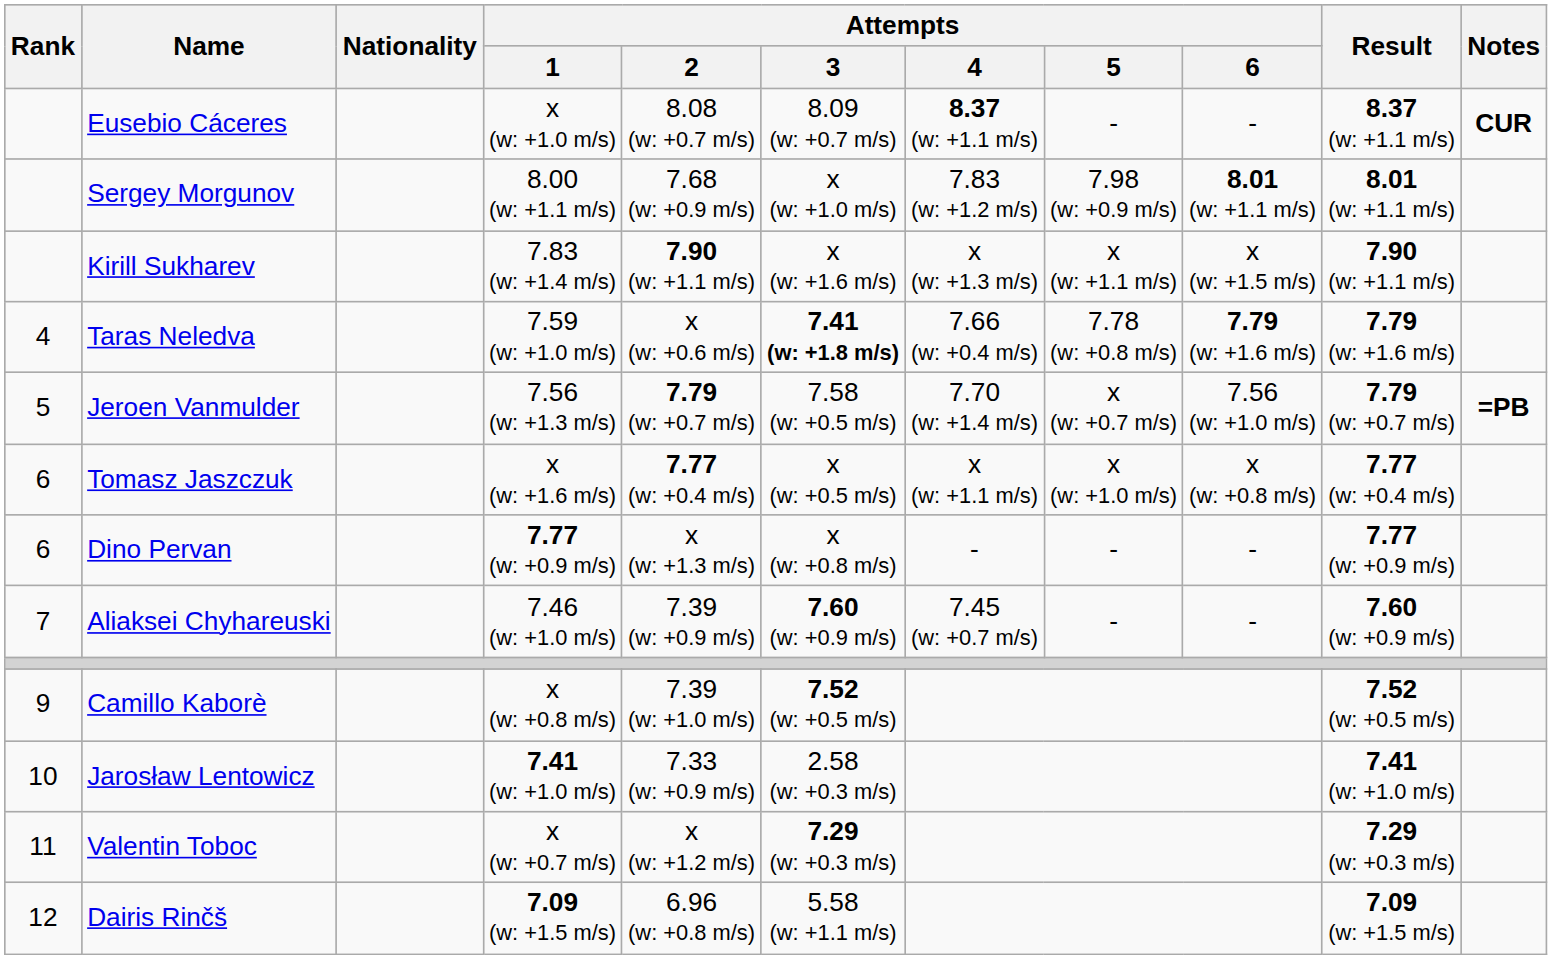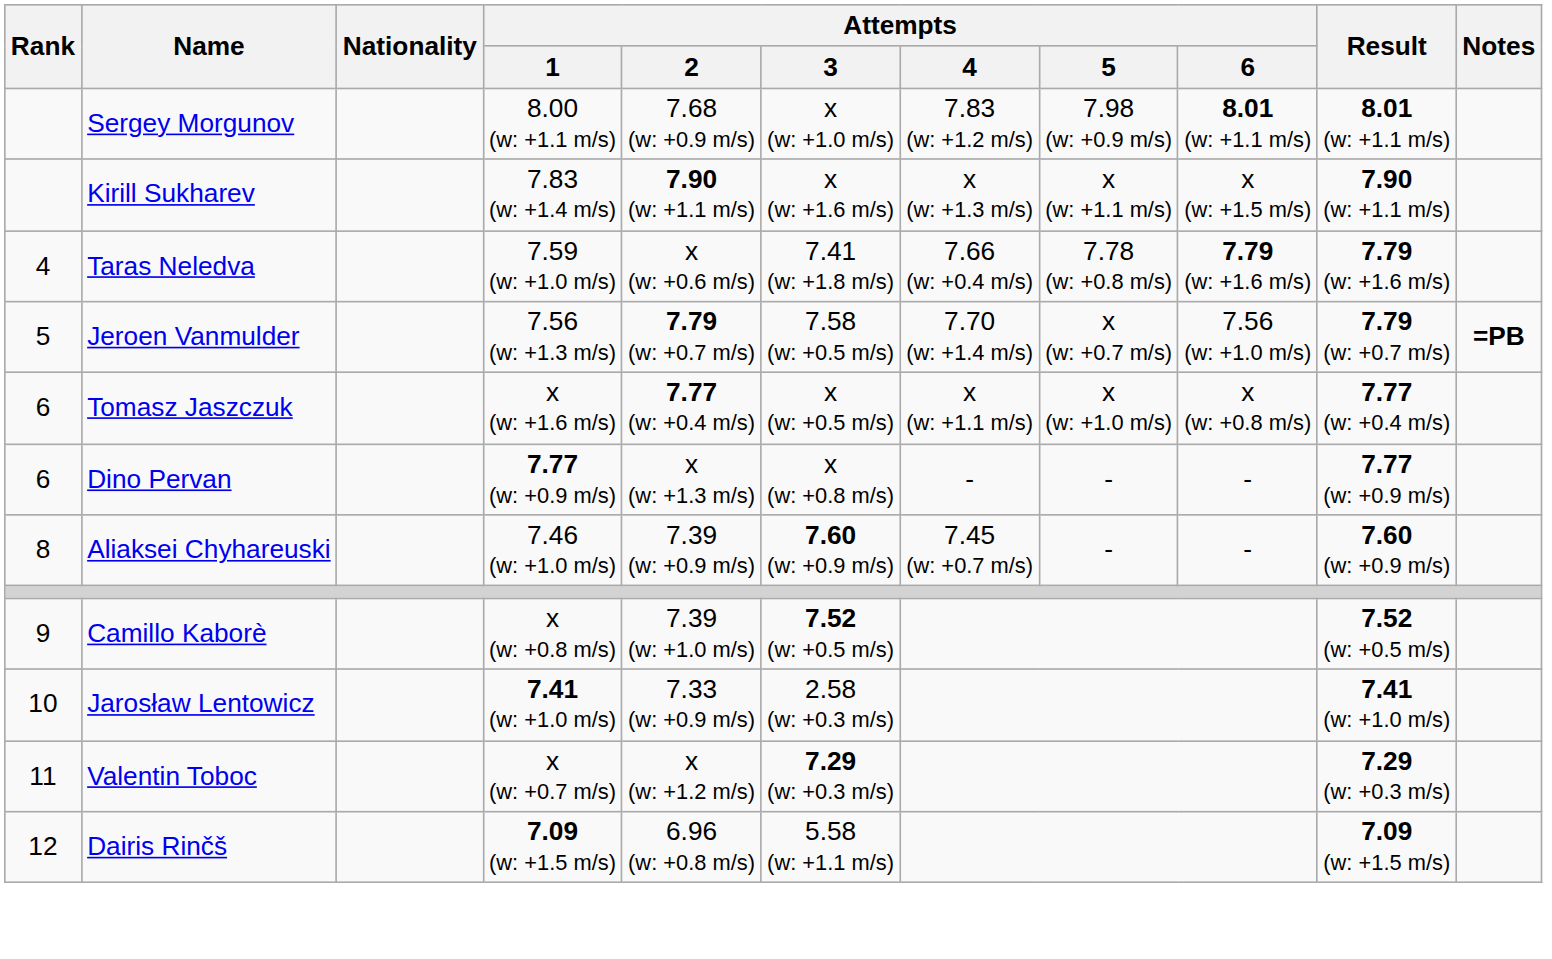- row: (187, 123)
(833, 336) bold -> (831, 265) normal
(43, 621) 7 -> (43, 550) 8
